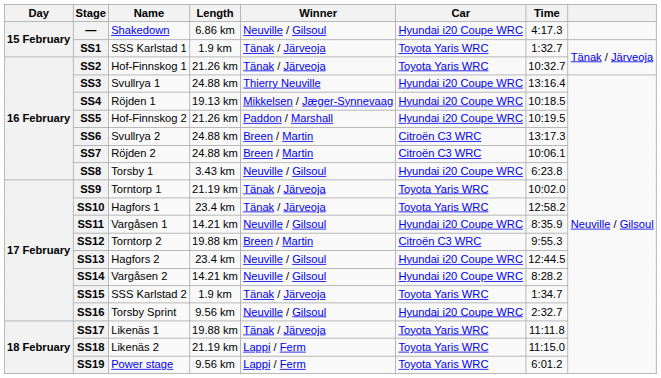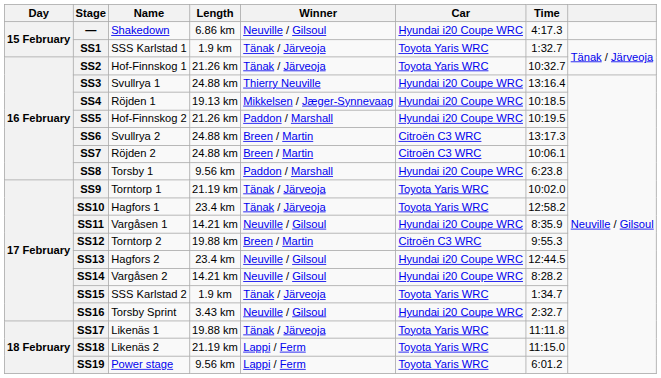(215, 171) 3.43 km -> (215, 171) 9.56 km
(285, 171) Neuville / Gilsoul -> (288, 171) Paddon / Marshall
(215, 312) 9.56 km -> (215, 312) 3.43 km
